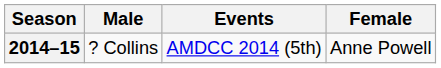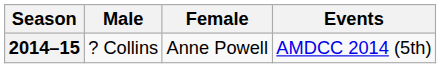columns swapped: (381, 18) <-> (244, 18)
